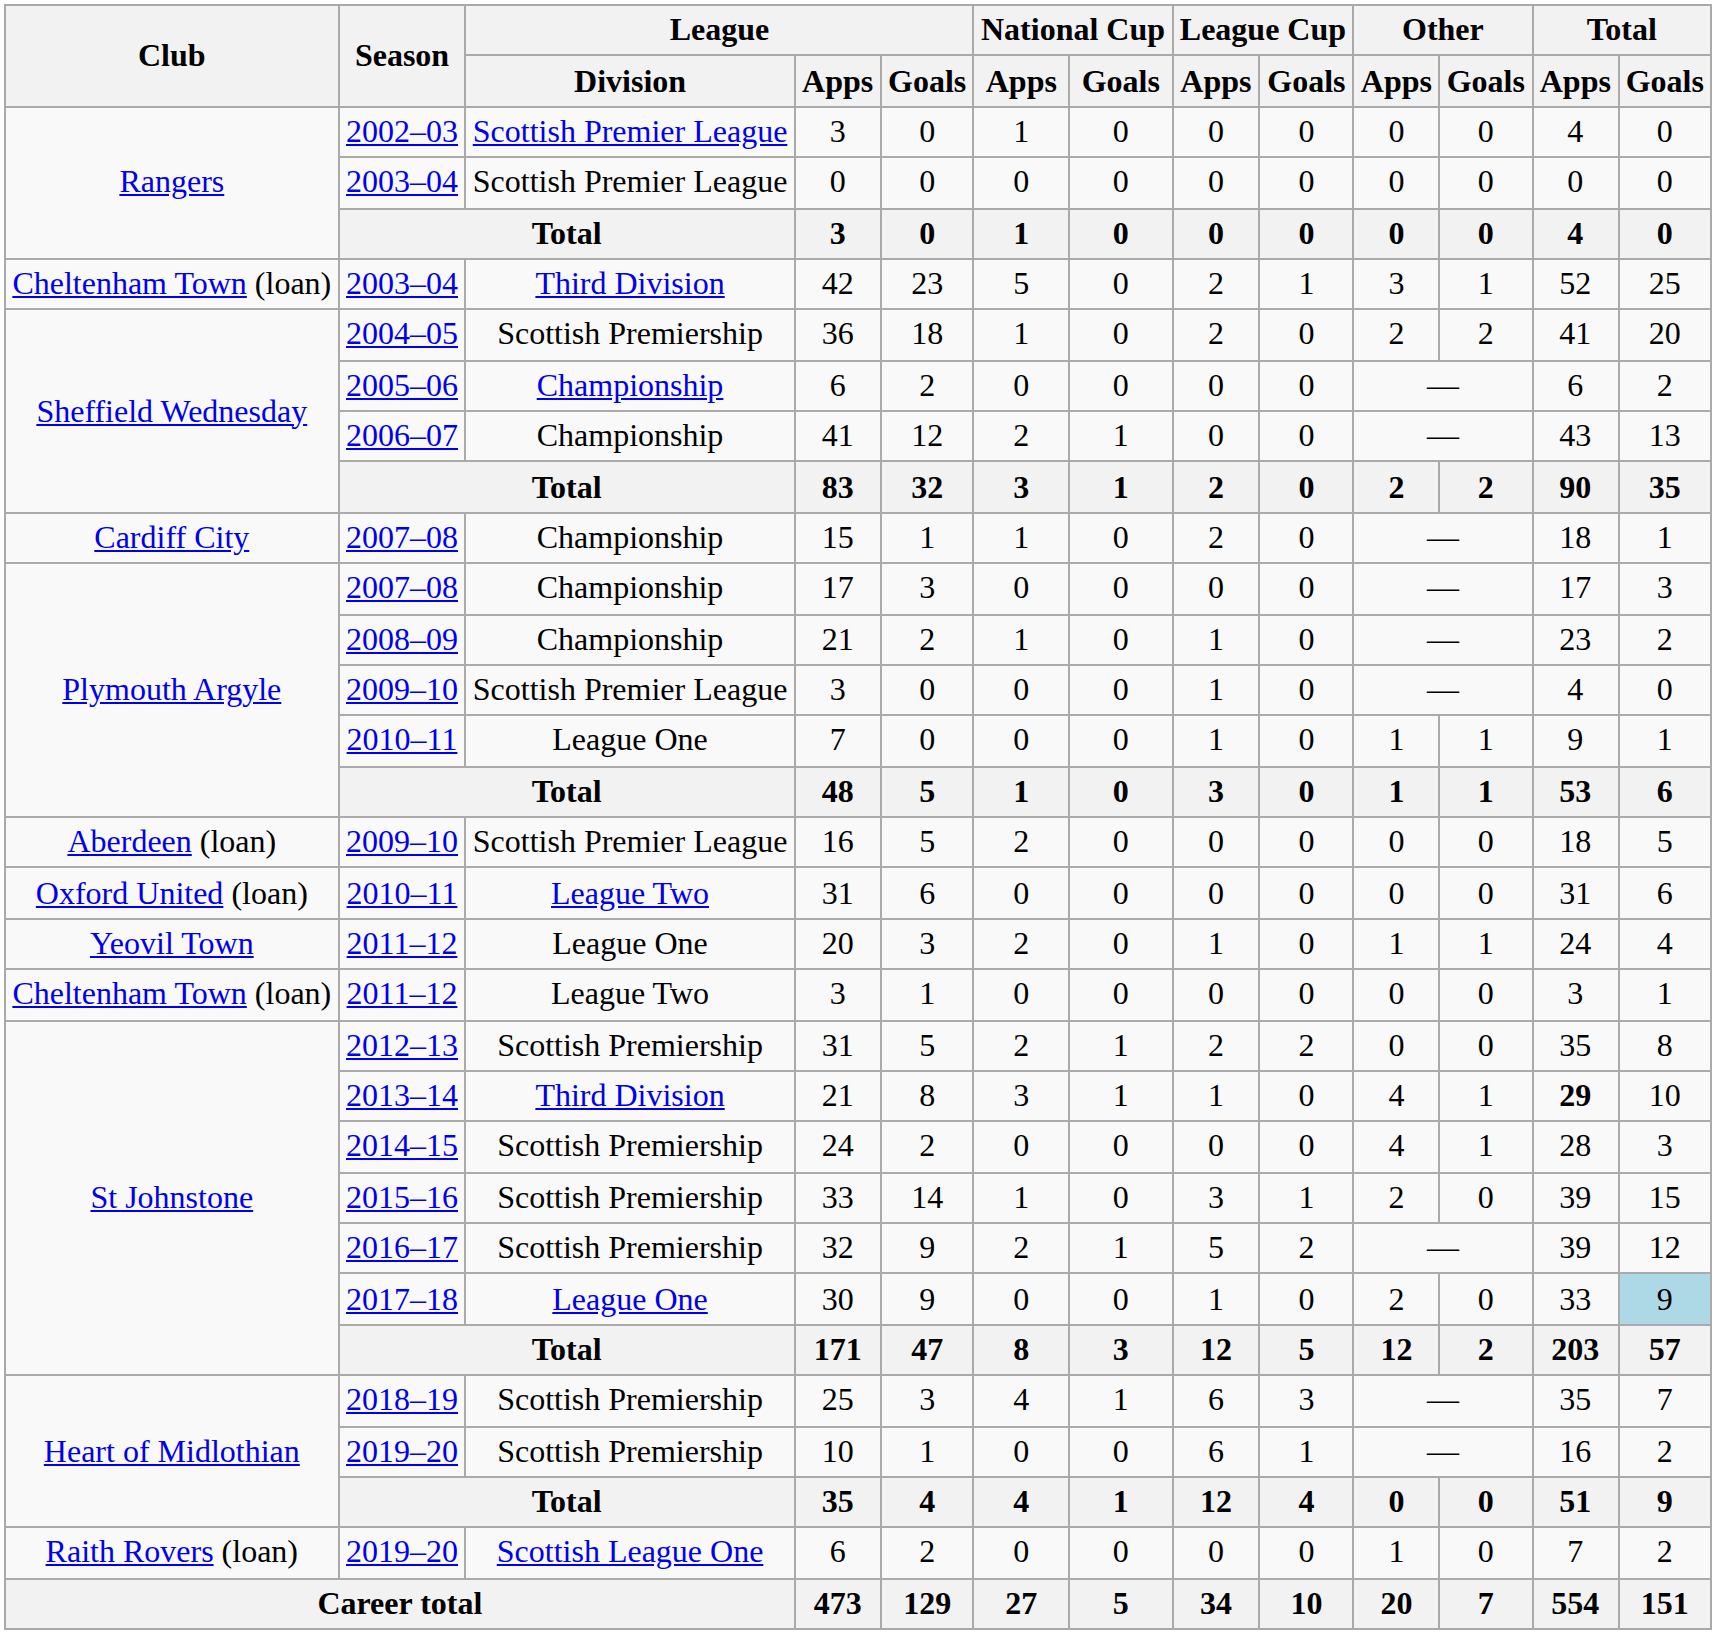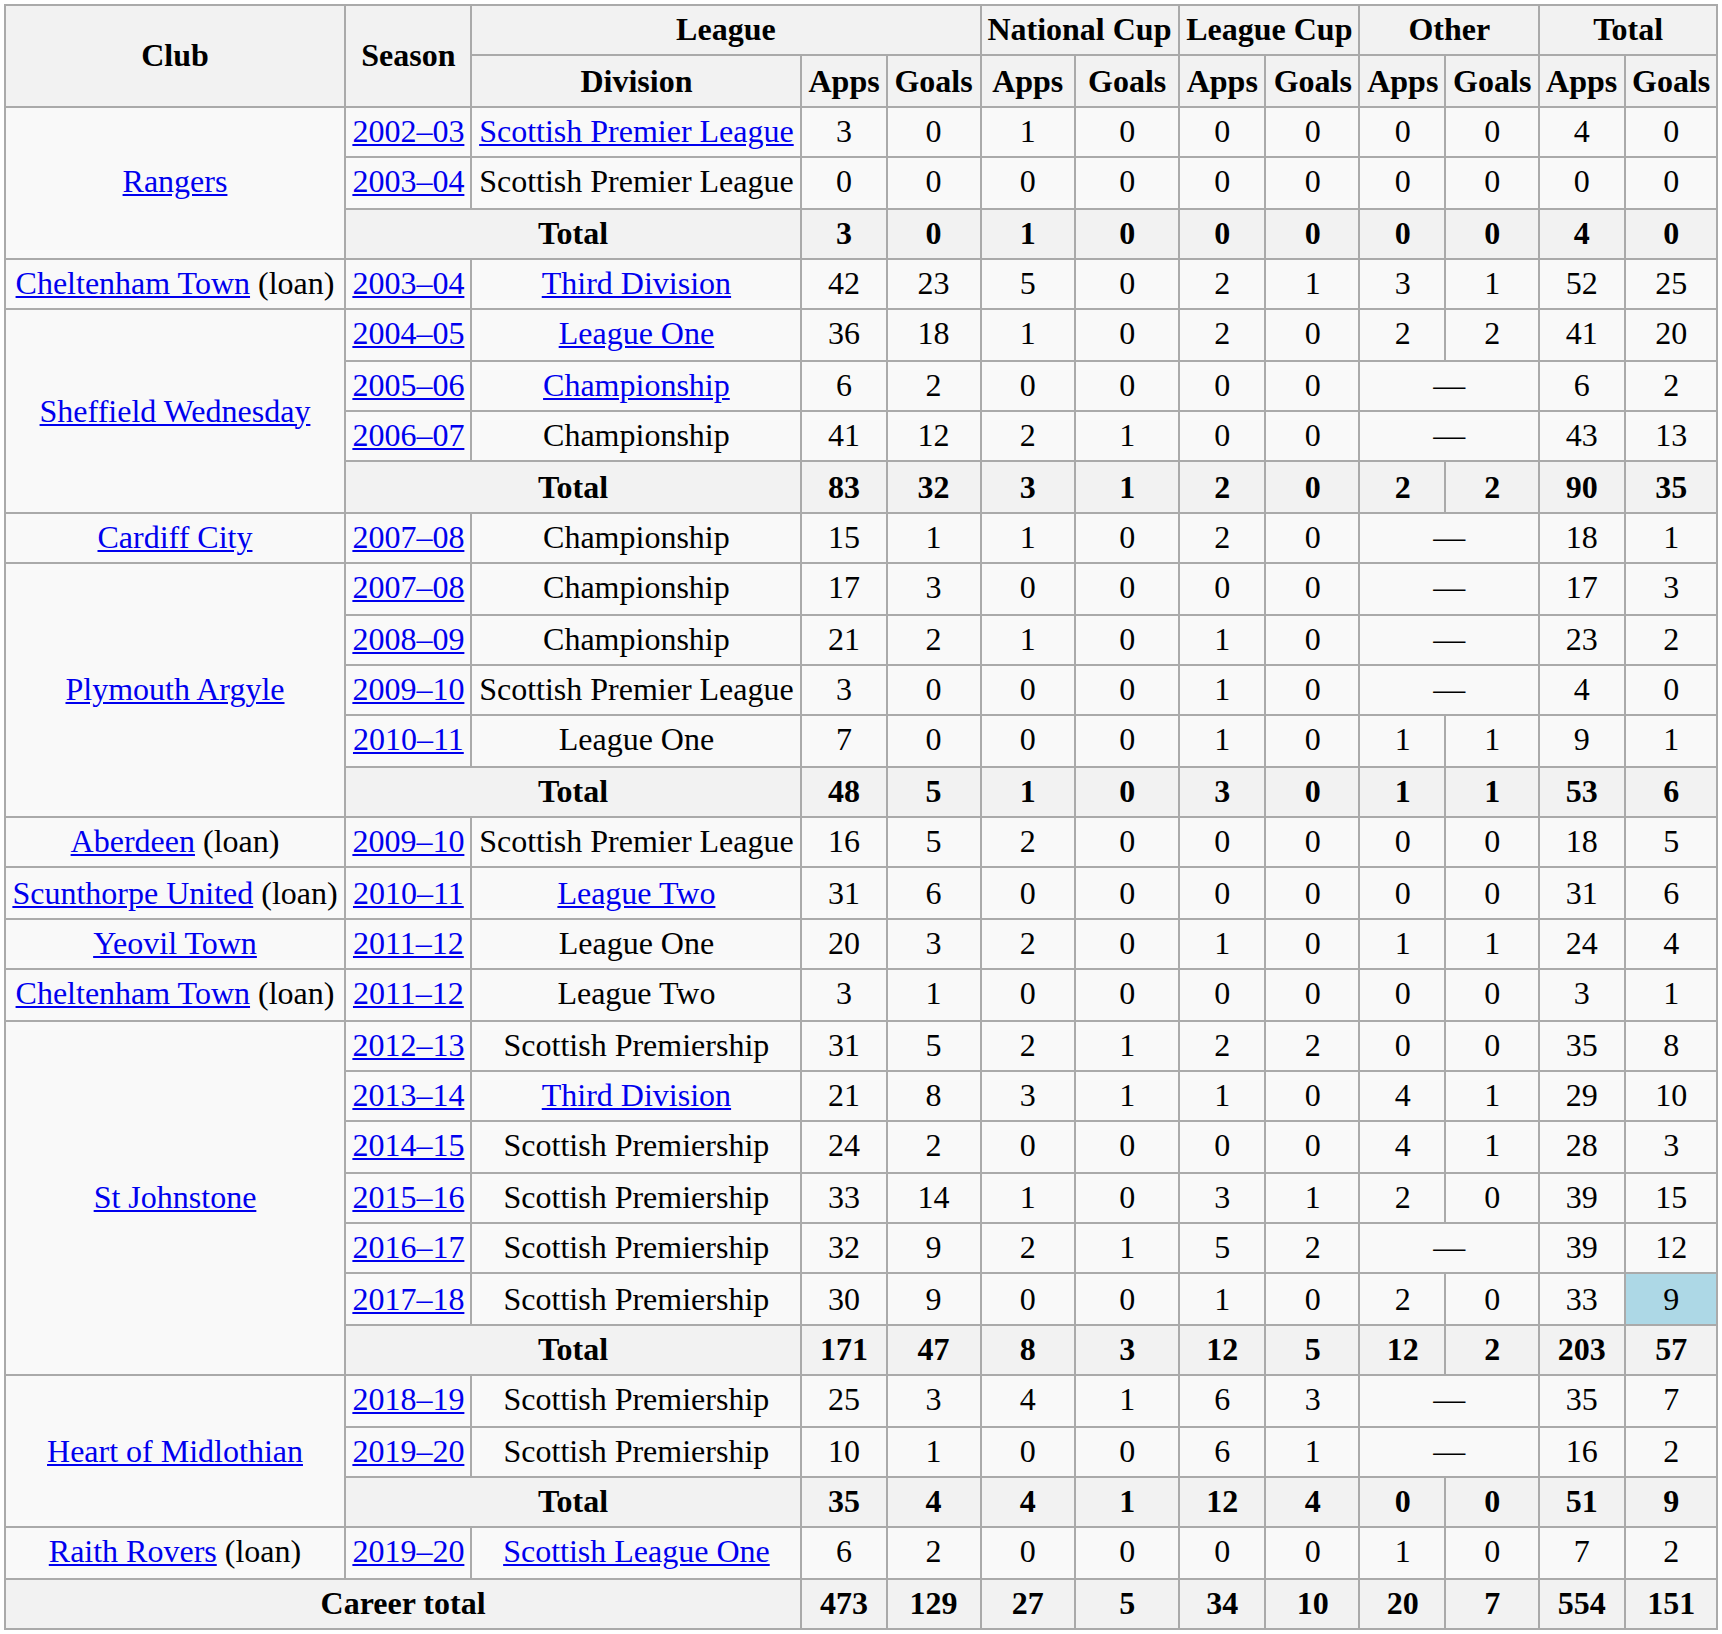(630, 334) Scottish Premiership -> (636, 334) League One
(172, 892) Oxford United (loan) -> (175, 892) Scunthorpe United (loan)
(1575, 1095) bold -> (1582, 1095) normal
(630, 1298) League One -> (636, 1298) Scottish Premiership
